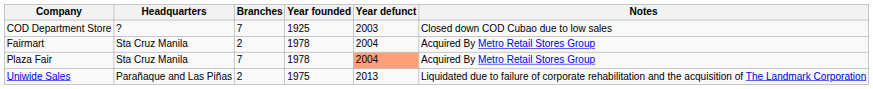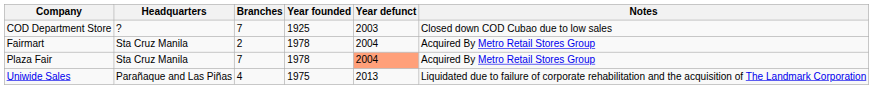(240, 76) 2 -> (240, 76) 4
